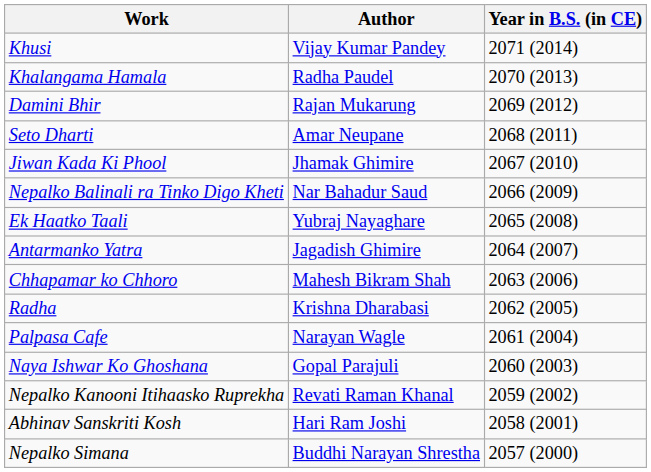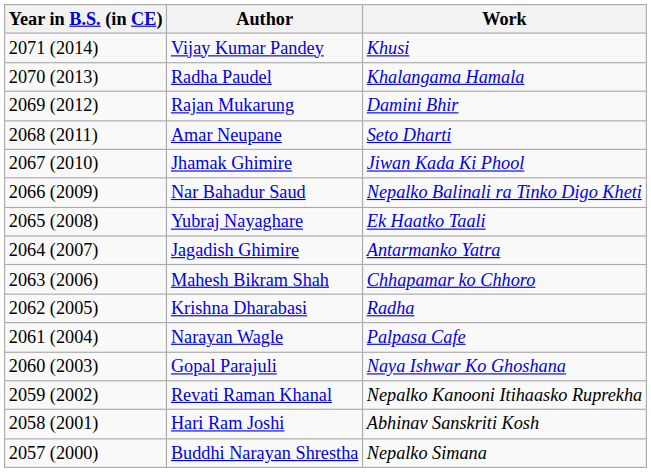columns swapped: (565, 18) <-> (146, 18)
